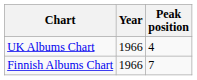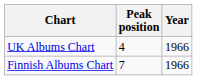columns swapped: (131, 20) <-> (169, 20)
